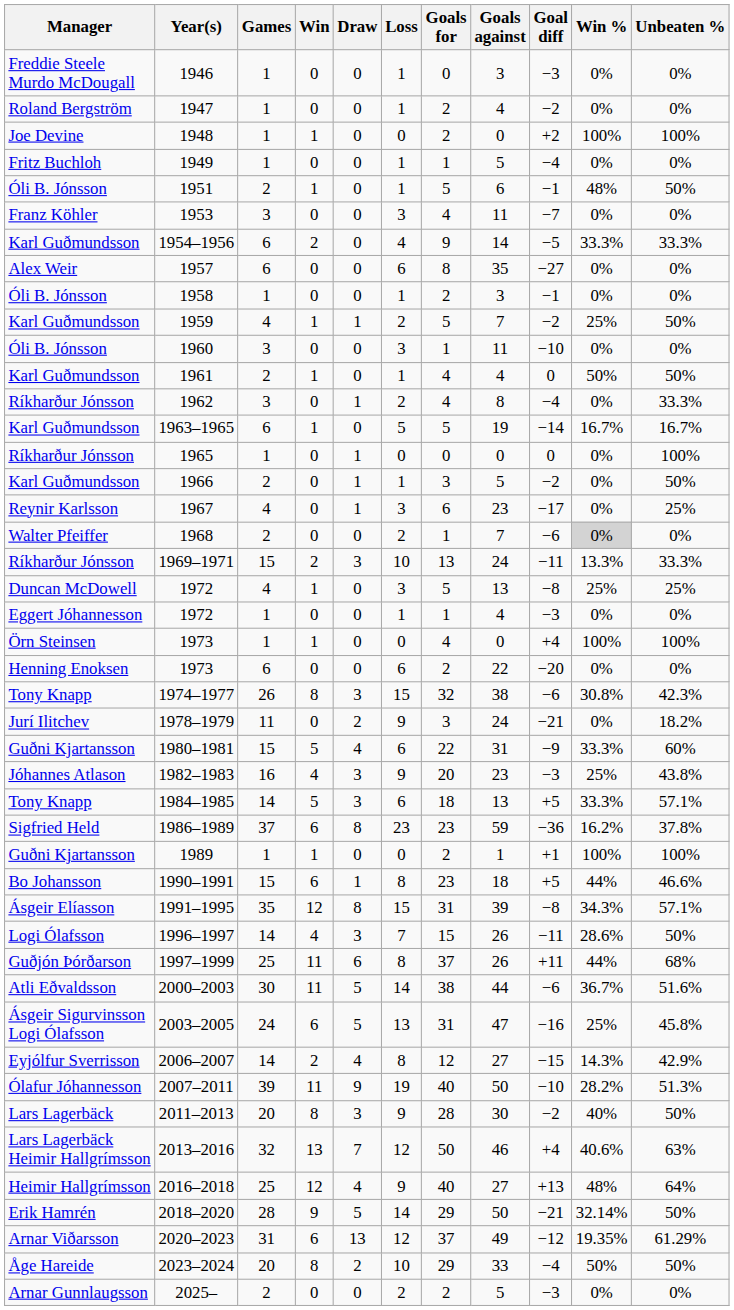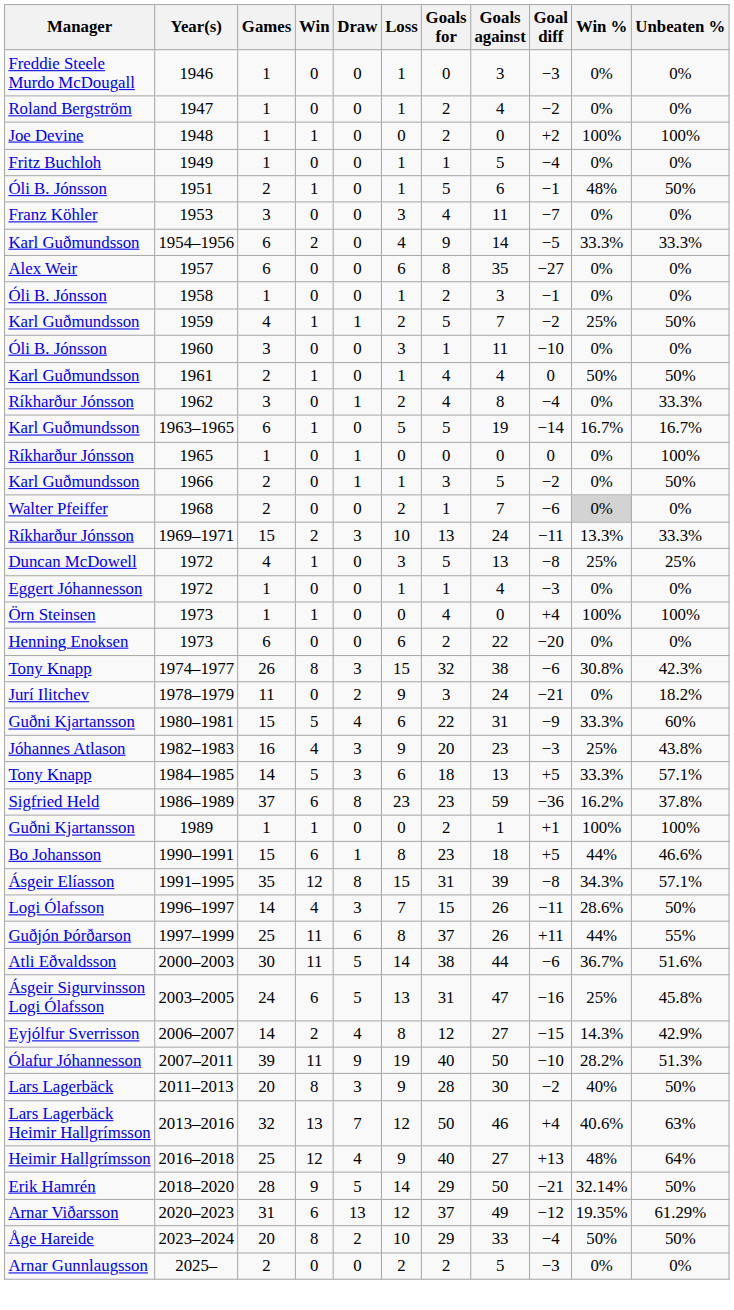- row: (63, 508)
(680, 961) 68% -> (680, 934) 55%
